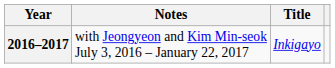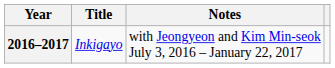columns swapped: (297, 15) <-> (171, 15)
